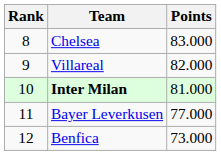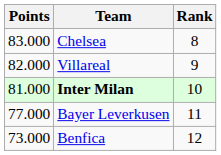columns swapped: (26, 16) <-> (191, 16)
